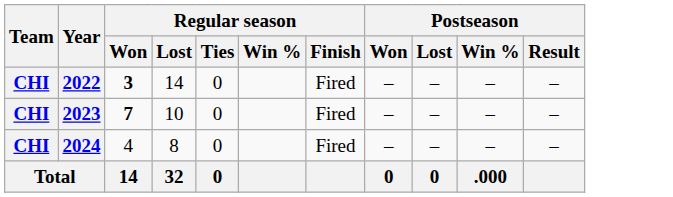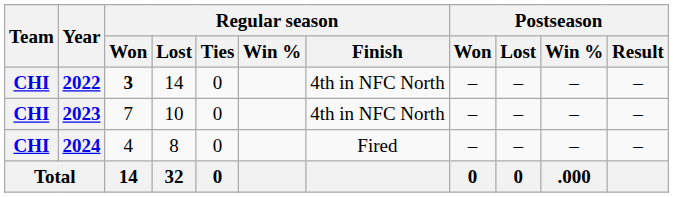(335, 83) Fired -> (377, 83) 4th in NFC North
(128, 114) bold -> (128, 114) normal
(335, 114) Fired -> (377, 114) 4th in NFC North
